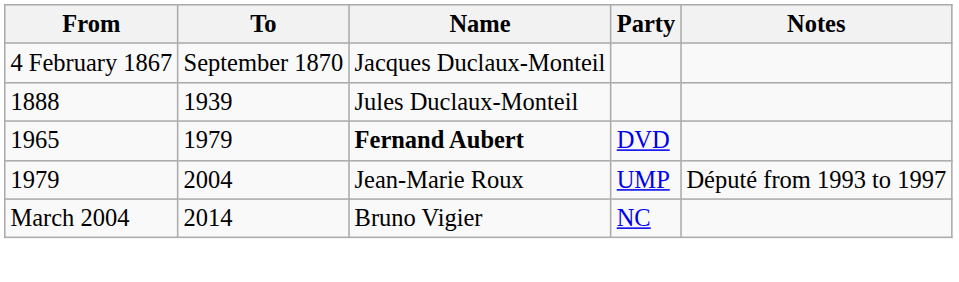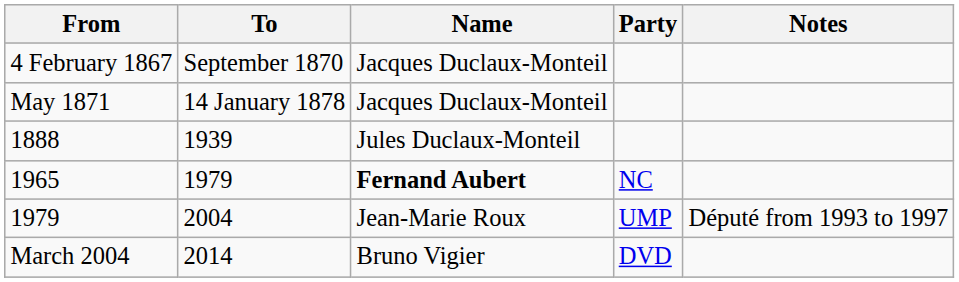+ row: (60, 101)
(643, 140) DVD -> (636, 179) NC
(634, 218) NC -> (645, 256) DVD
